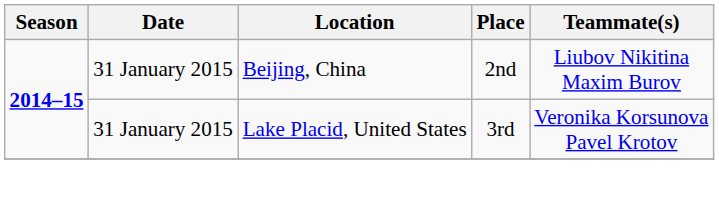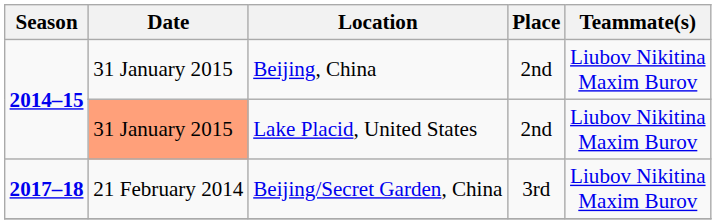(163, 129) no background -> (163, 129) lightsalmon background
(500, 129) 3rd -> (536, 129) 2nd
(621, 129) Veronika Korsunova Pavel Krotov -> (638, 129) Liubov Nikitina Maxim Burov
+ row: (378, 189)
